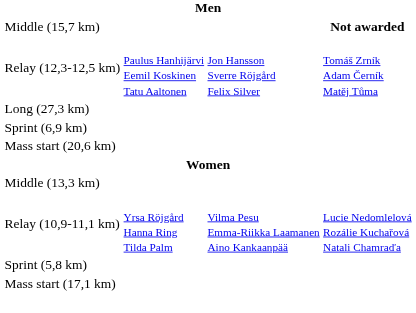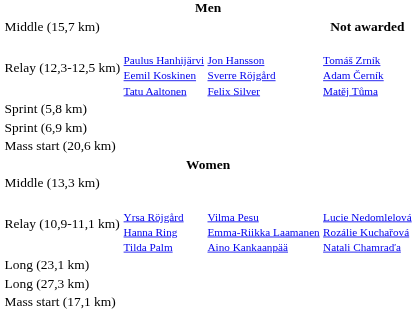rows swapped: (47, 108) <-> (46, 265)
+ row: (47, 265)
